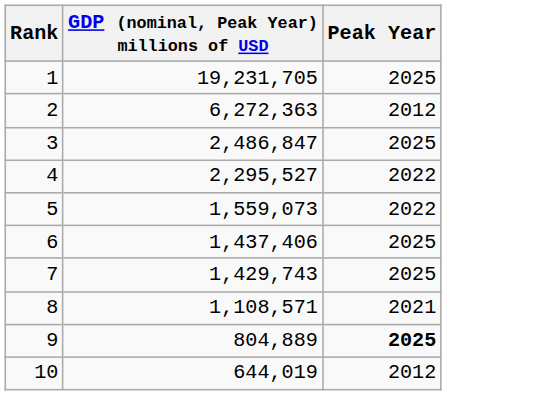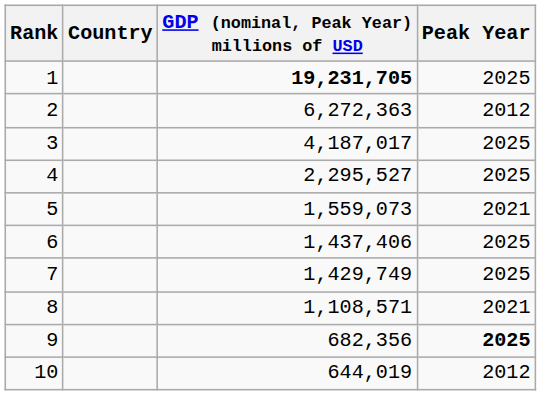+ column: (110, 33)
(257, 78) normal -> (352, 78) bold
(263, 143) 2,486,847 -> (358, 143) 4,187,017
(412, 176) 2022 -> (506, 176) 2025
(412, 209) 2022 -> (506, 209) 2021
(263, 275) 1,429,743 -> (358, 275) 1,429,749
(276, 341) 804,889 -> (370, 341) 682,356
